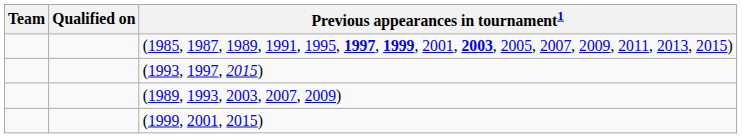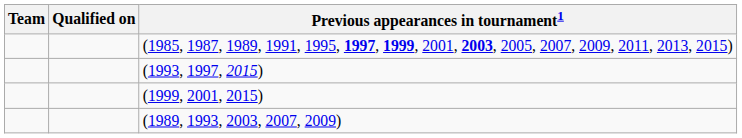rows swapped: (203, 120) <-> (242, 95)
